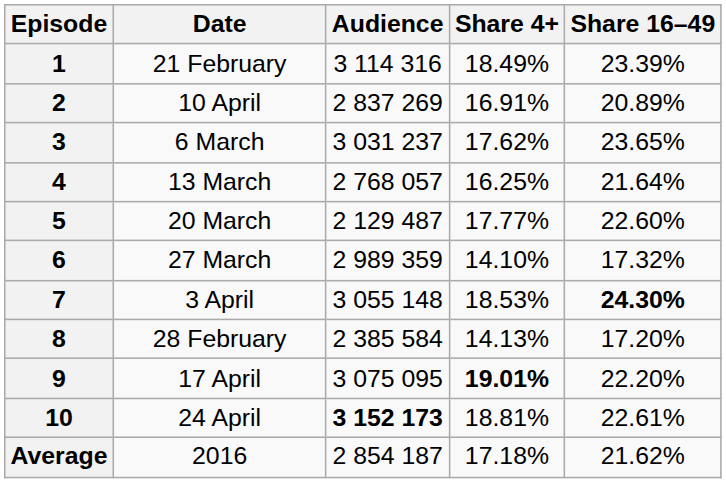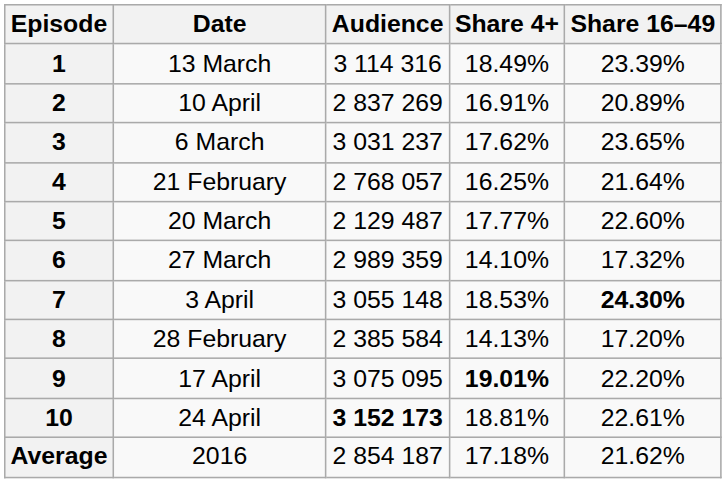(220, 63) 21 February -> (220, 63) 13 March
(220, 181) 13 March -> (220, 181) 21 February
